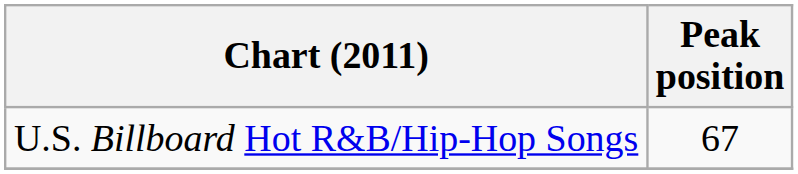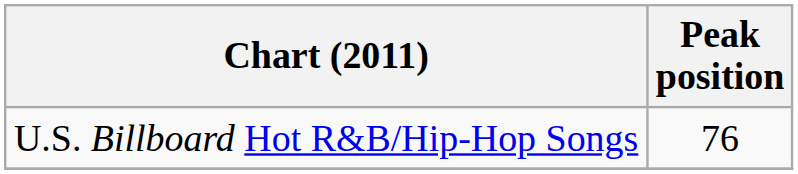(720, 137) 67 -> (720, 137) 76
